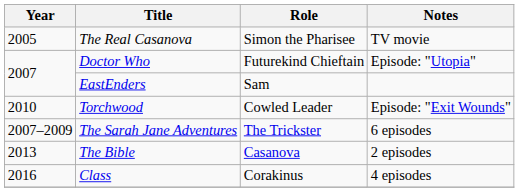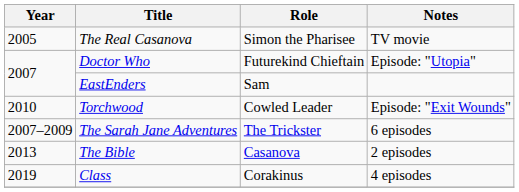(22, 175) 2016 -> (22, 175) 2019
